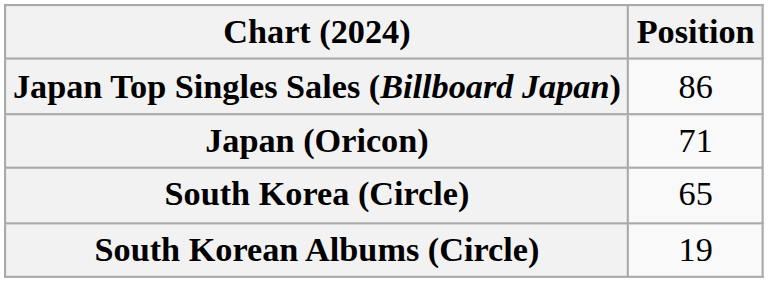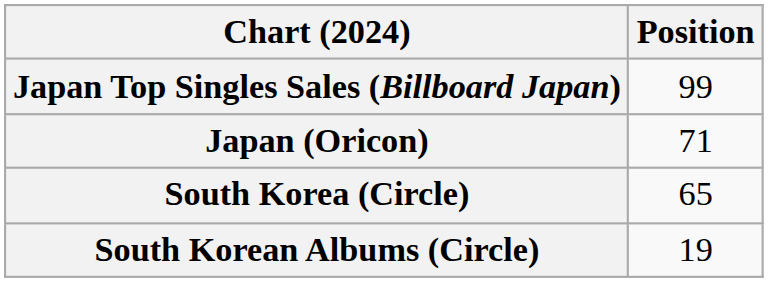(696, 85) 86 -> (696, 85) 99
